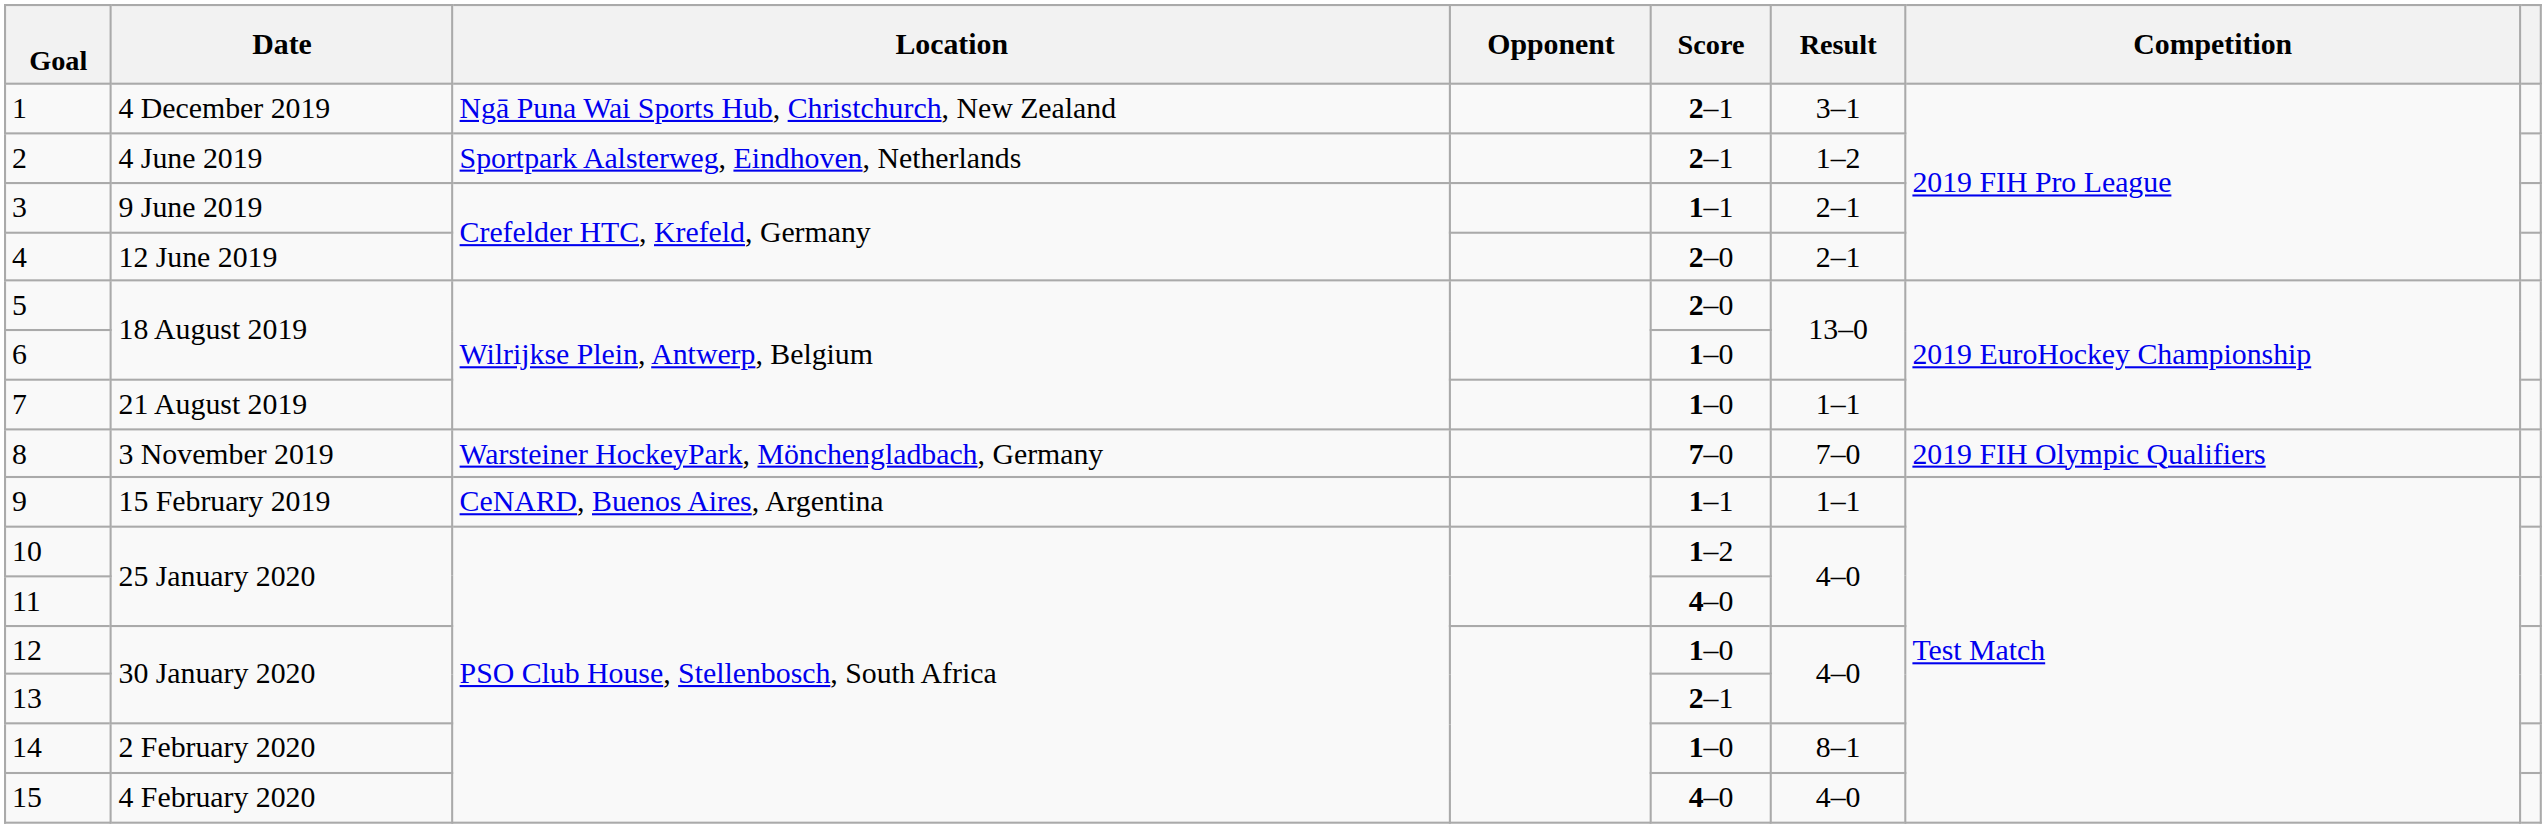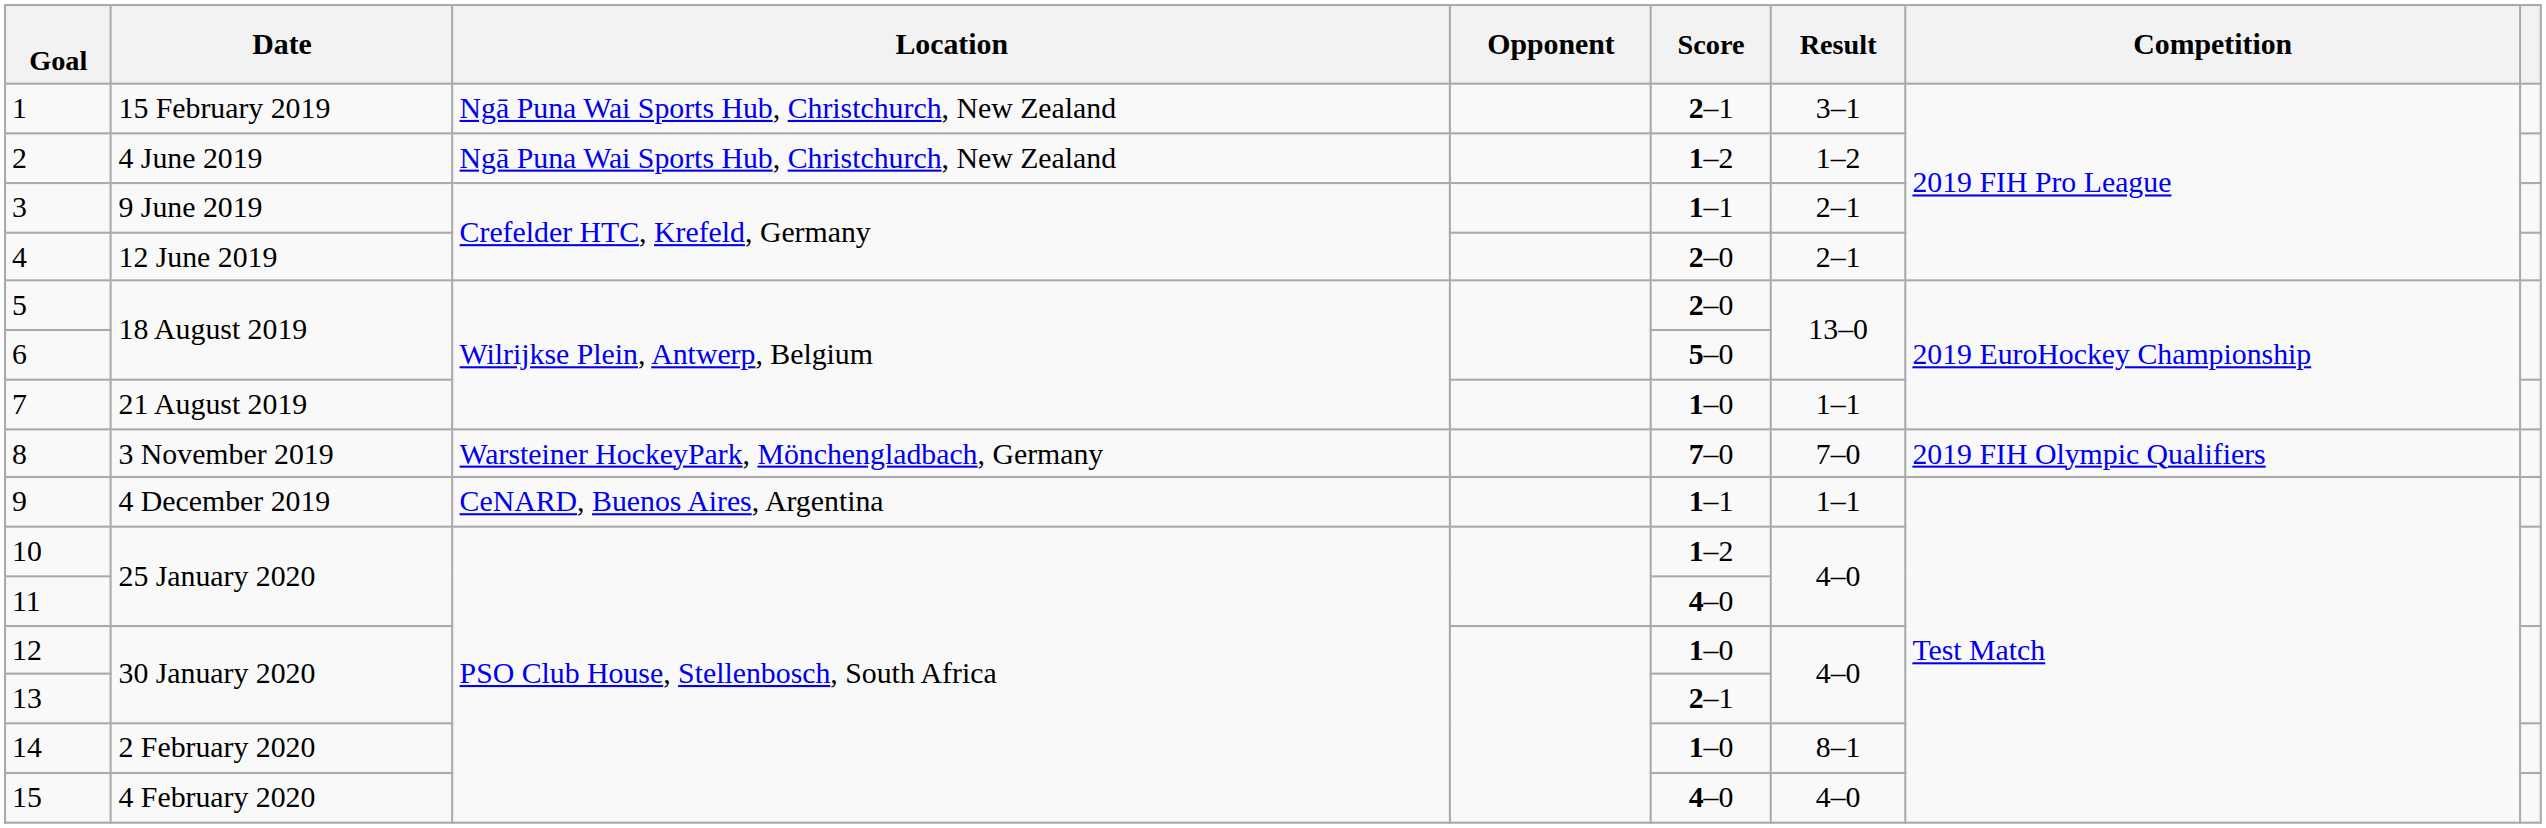(224, 109) 4 December 2019 -> (224, 109) 15 February 2019
(740, 158) Sportpark Aalsterweg, Eindhoven, Netherlands -> (788, 158) Ngā Puna Wai Sports Hub, Christchurch, New Zealand
(1711, 158) 2–1 -> (1711, 158) 1–2
(1711, 354) 1–0 -> (1711, 354) 5–0
(224, 502) 15 February 2019 -> (224, 502) 4 December 2019
